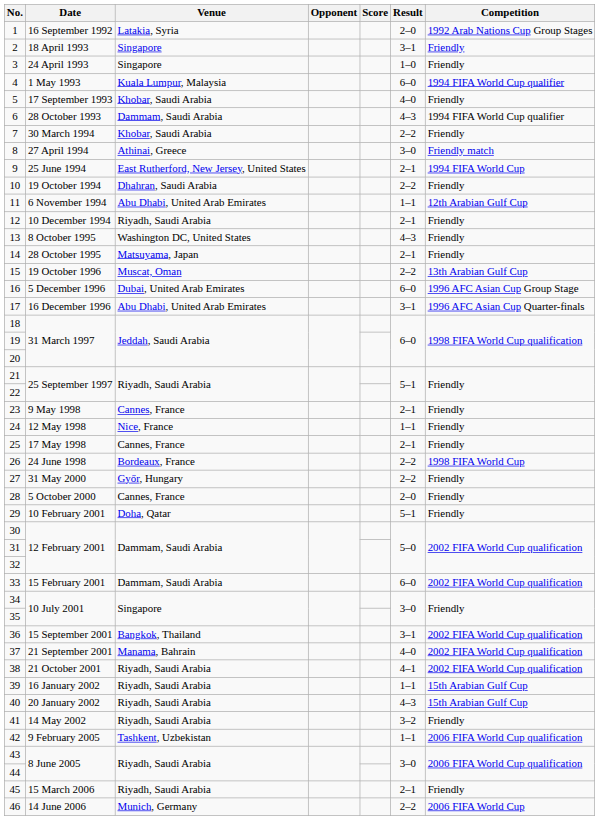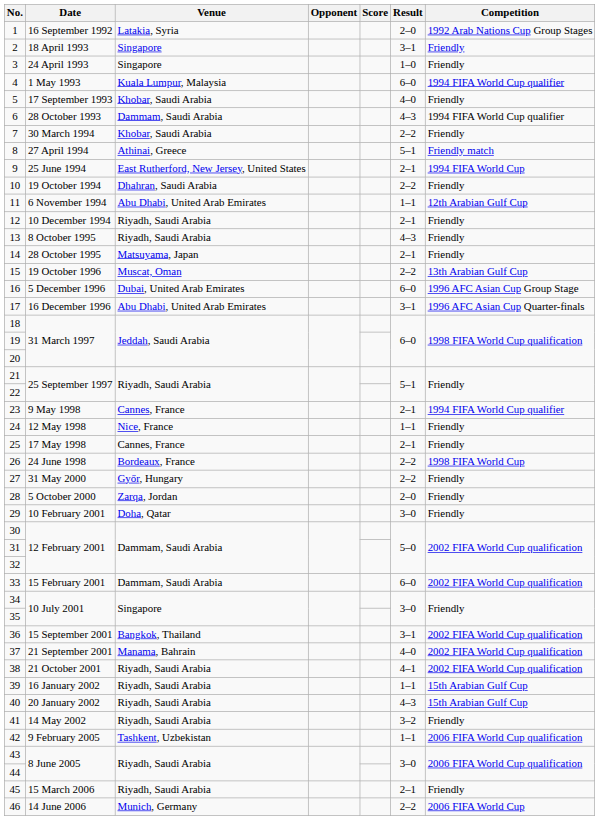(408, 151) 3–0 -> (408, 151) 5–1
(184, 237) Washington DC, United States -> (164, 237) Riyadh, Saudi Arabia
(446, 409) Friendly -> (496, 409) 1994 FIFA World Cup qualifier
(151, 496) Cannes, France -> (147, 496) Zarqa, Jordan
(408, 513) 5–1 -> (408, 513) 3–0
